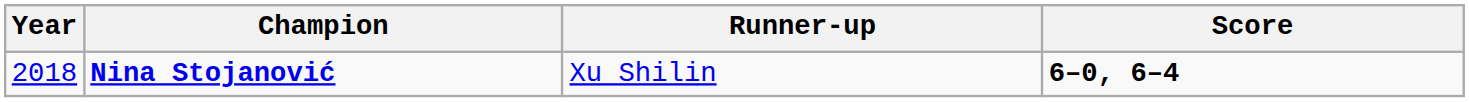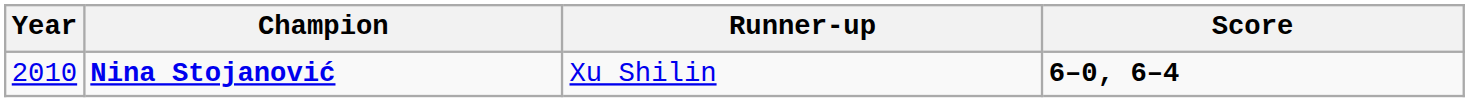(44, 74) 2018 -> (44, 74) 2010
